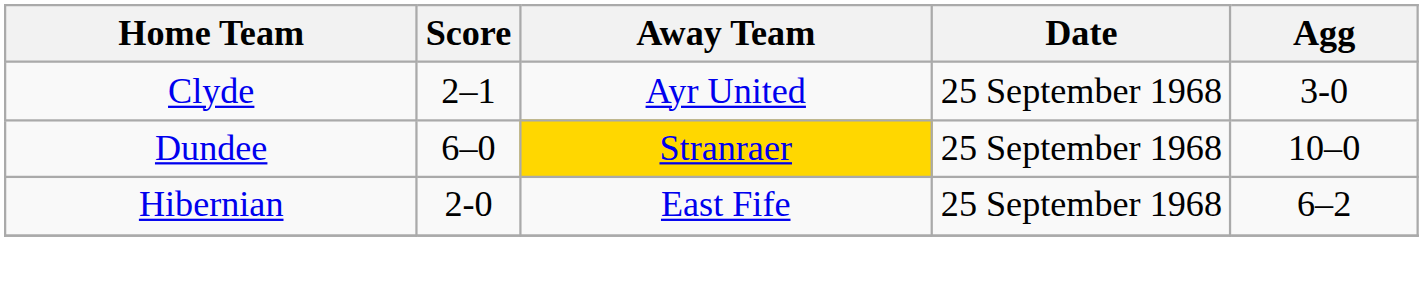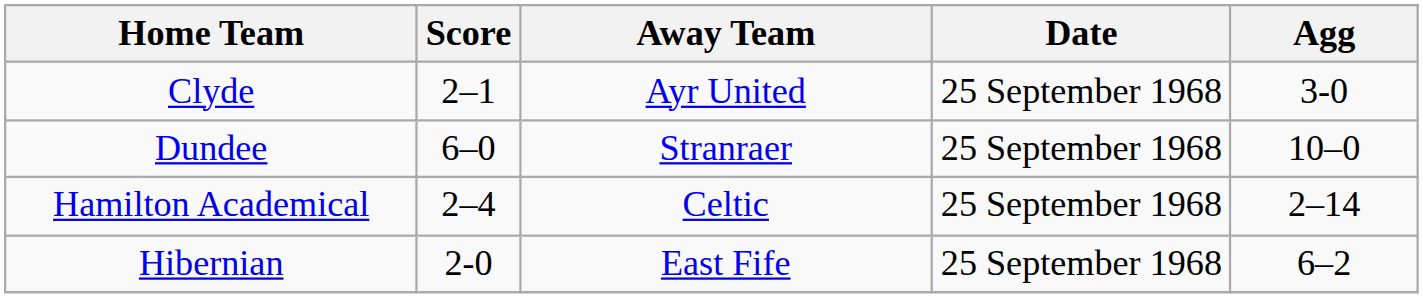(726, 147) gold background -> (726, 147) no background
+ row: (211, 205)
